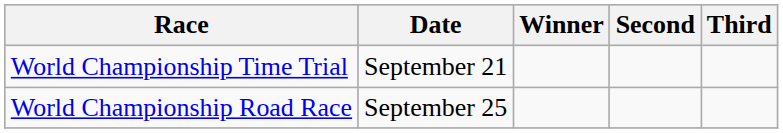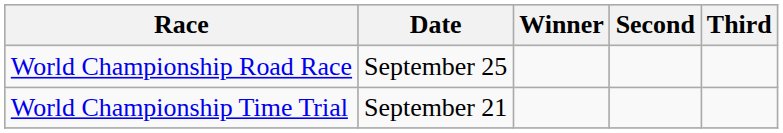rows swapped: (179, 66) <-> (181, 107)
